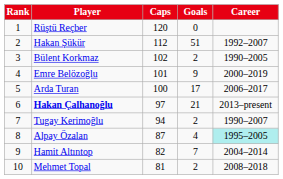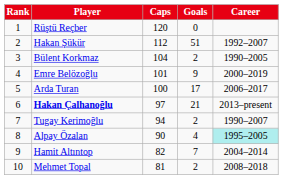(160, 58) 102 -> (160, 58) 104
(160, 136) 87 -> (160, 136) 90
